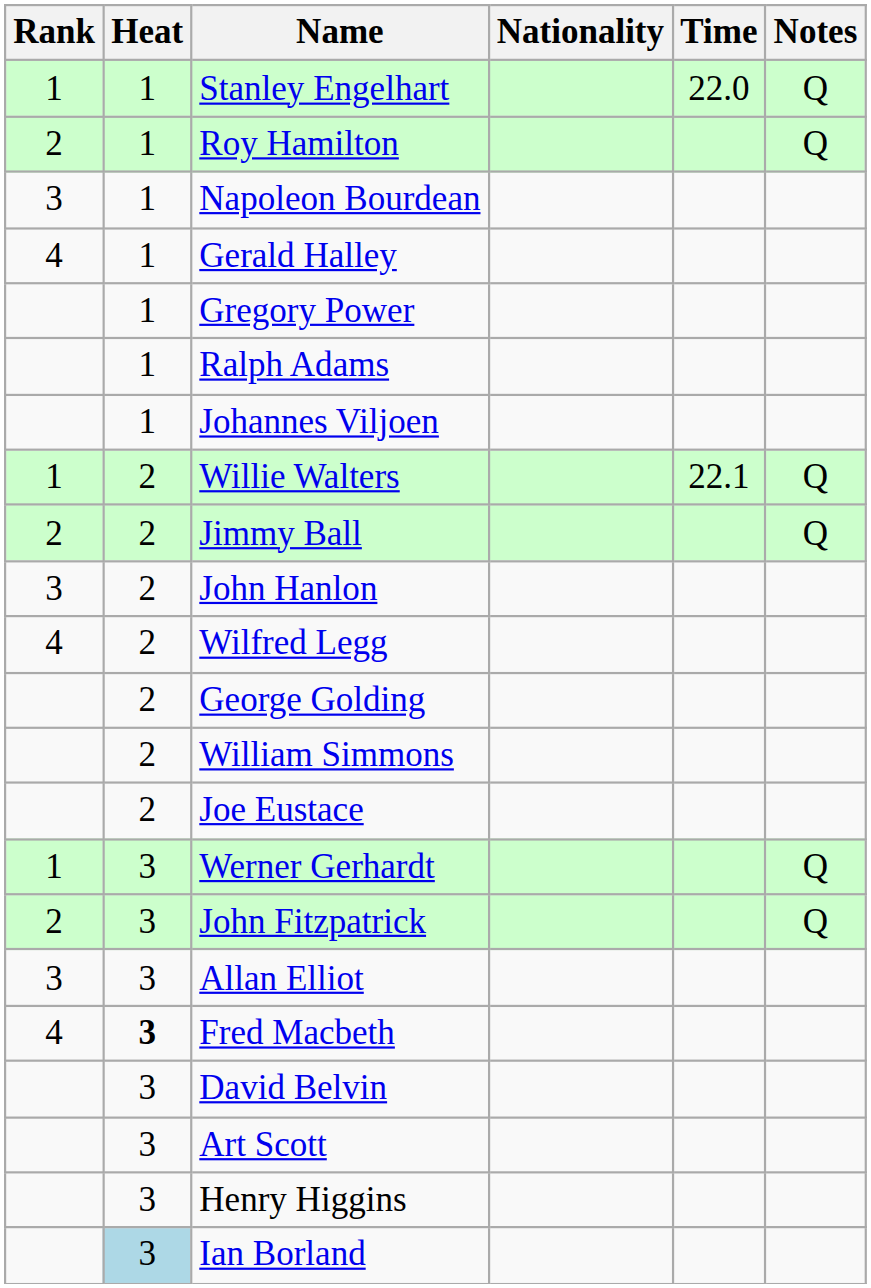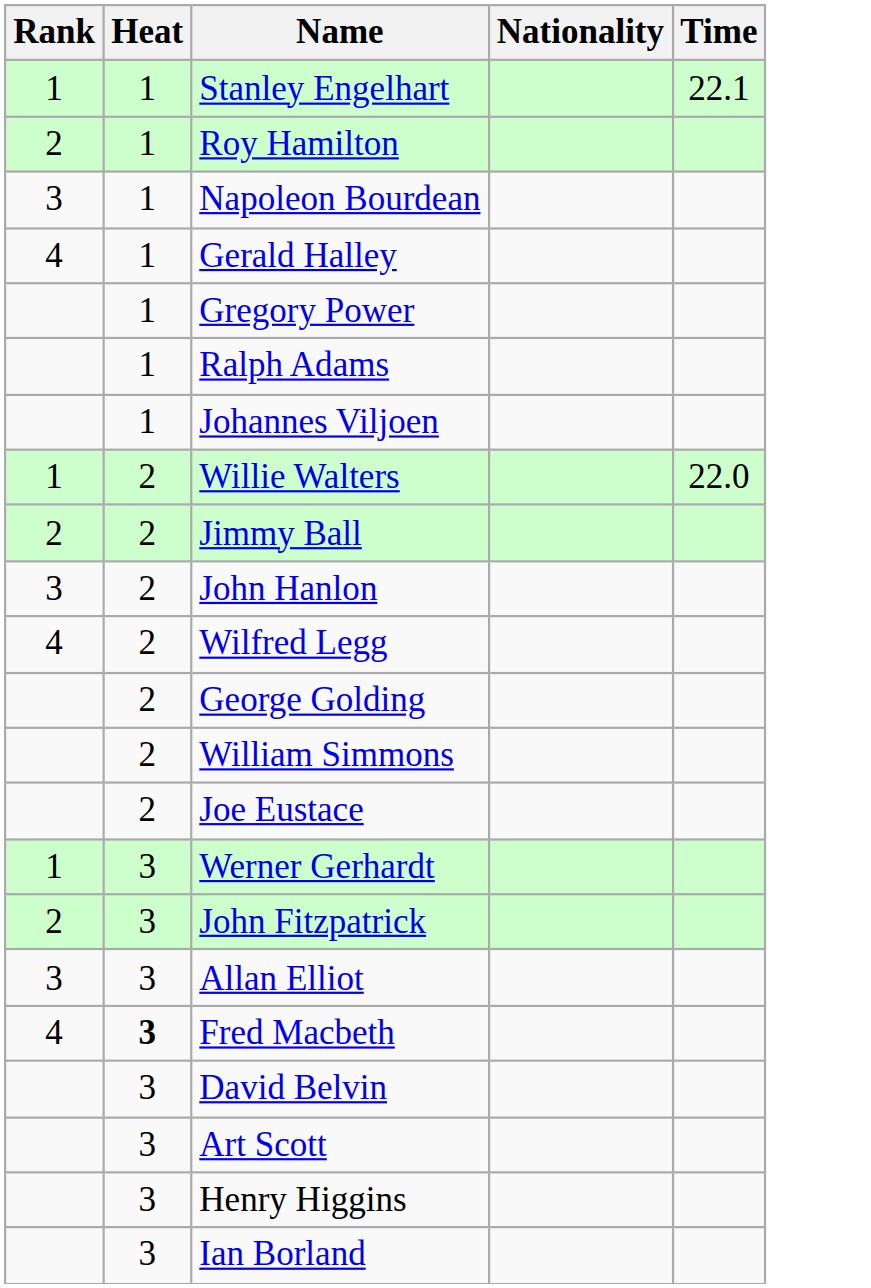- column: (815, 32)
(719, 87) 22.0 -> (719, 87) 22.1
(719, 476) 22.1 -> (719, 476) 22.0
(147, 1254) lightblue background -> (147, 1254) no background
